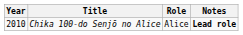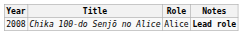(16, 24) 2010 -> (16, 24) 2008
